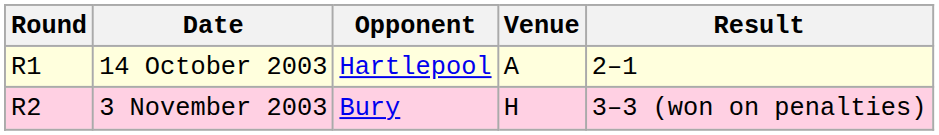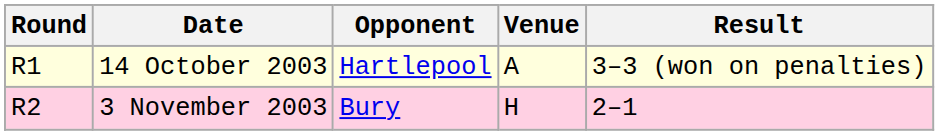(615, 67) 2–1 -> (759, 67) 3–3 (won on penalties)
(759, 108) 3–3 (won on penalties) -> (615, 108) 2–1
